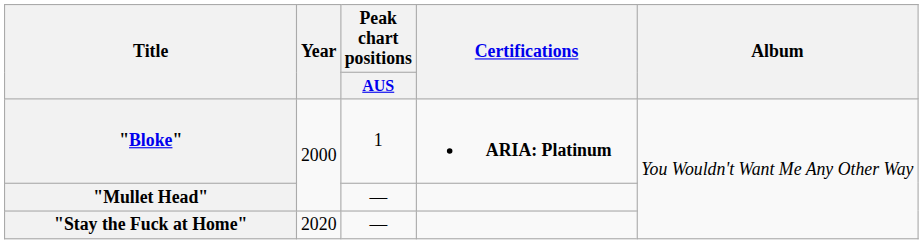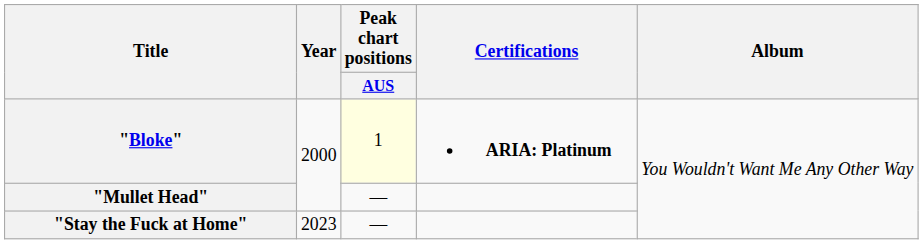(378, 140) no background -> (378, 140) lightyellow background
(319, 224) 2020 -> (319, 224) 2023
